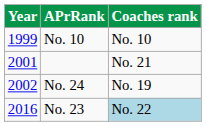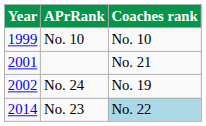(23, 109) 2016 -> (23, 109) 2014
